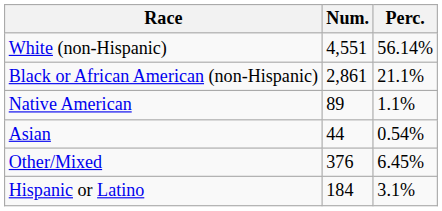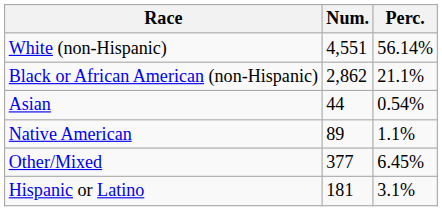(347, 76) 2,861 -> (347, 76) 2,862
rows swapped: (70, 104) <-> (30, 133)
(340, 162) 376 -> (340, 162) 377
(340, 190) 184 -> (340, 190) 181
